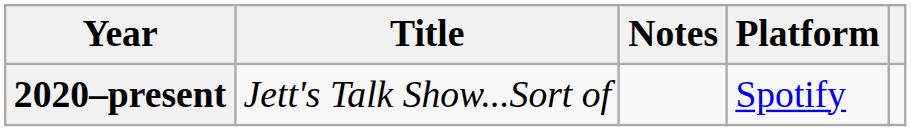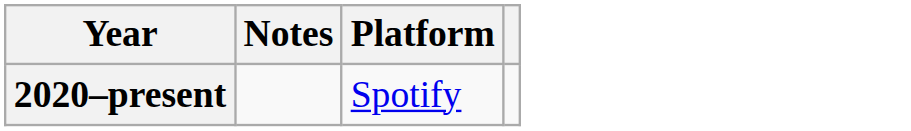- column: (427, 34)
